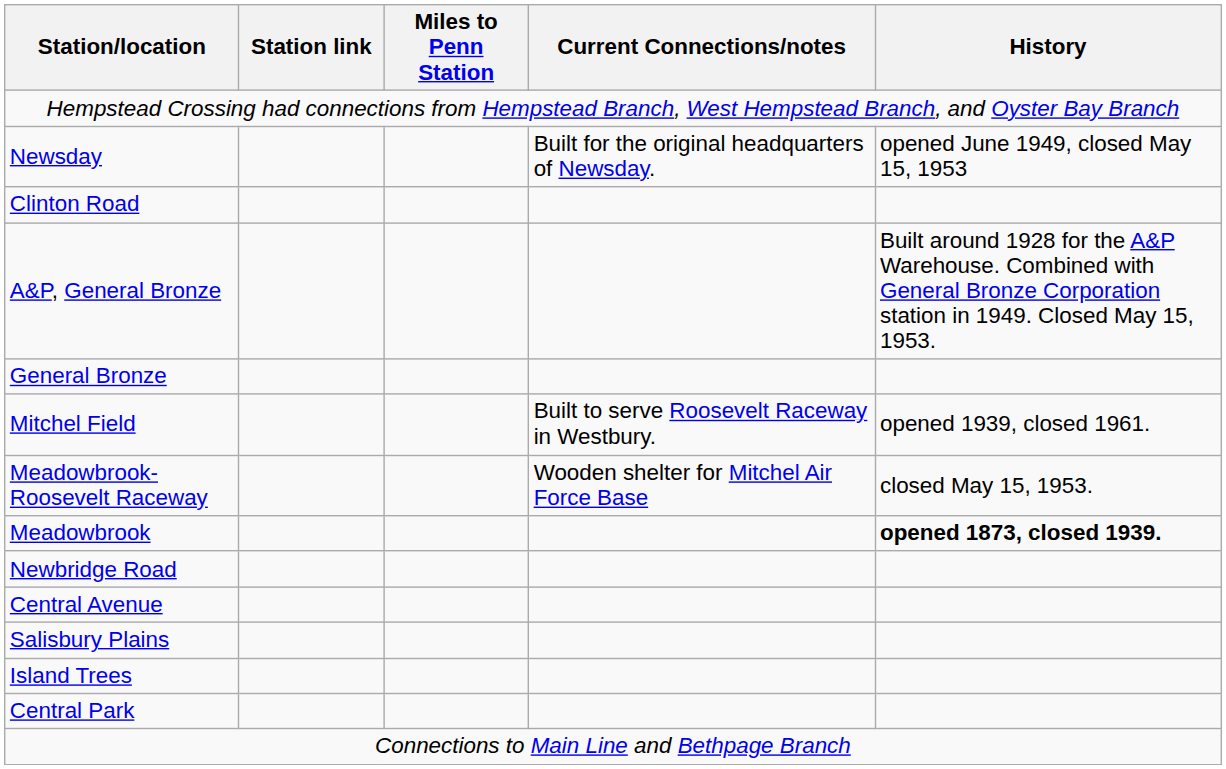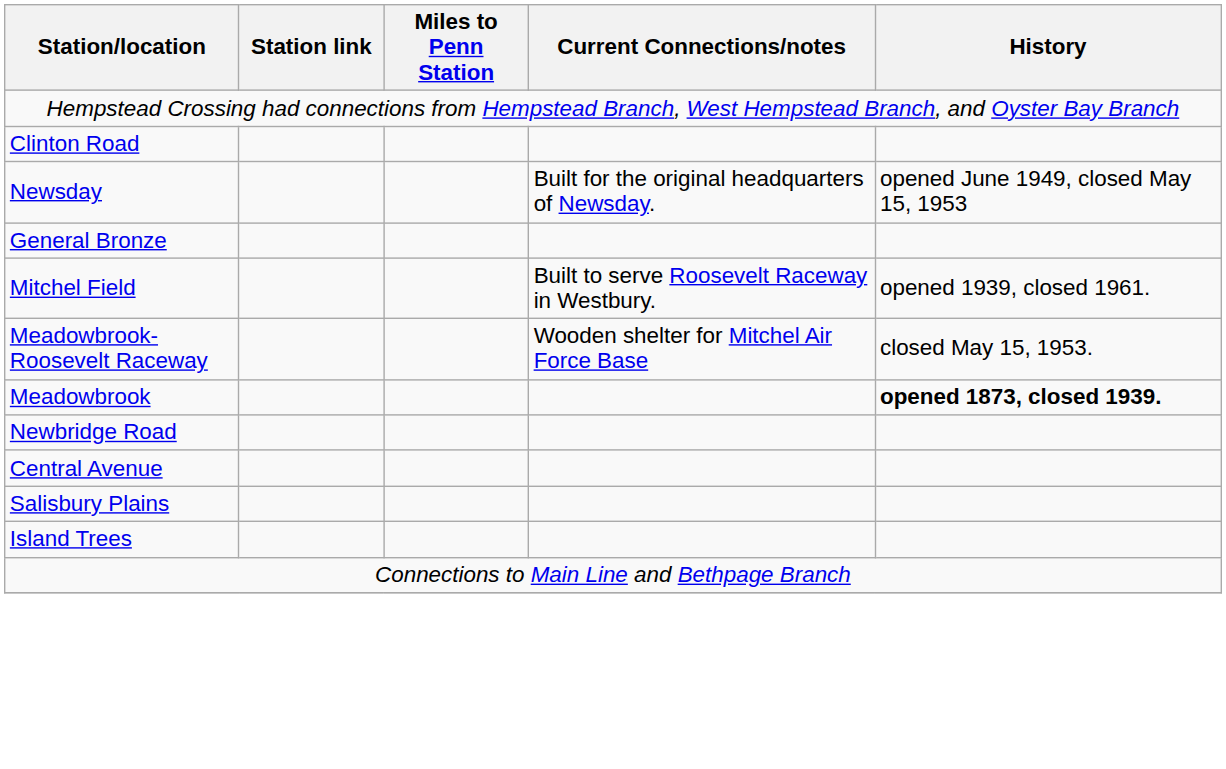rows swapped: (75, 204) <-> (56, 156)
- row: (115, 290)
- row: (72, 710)
